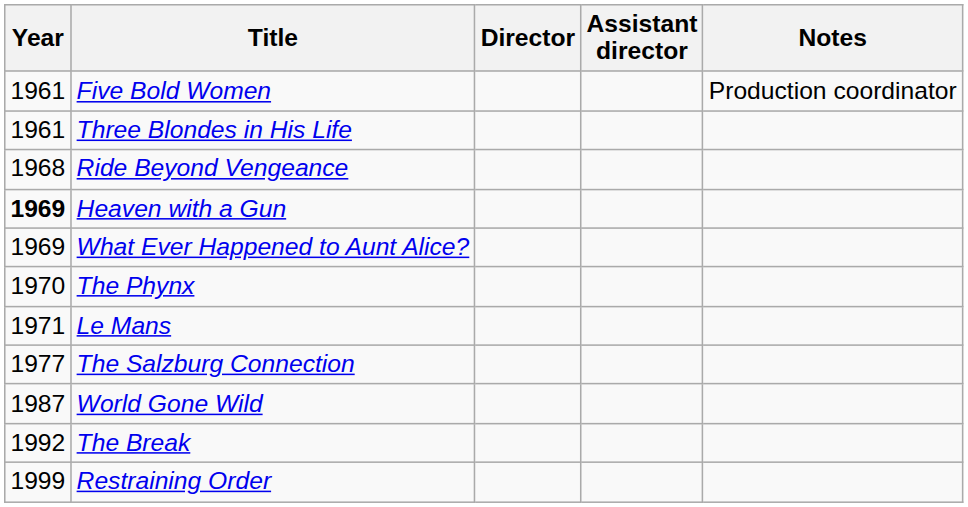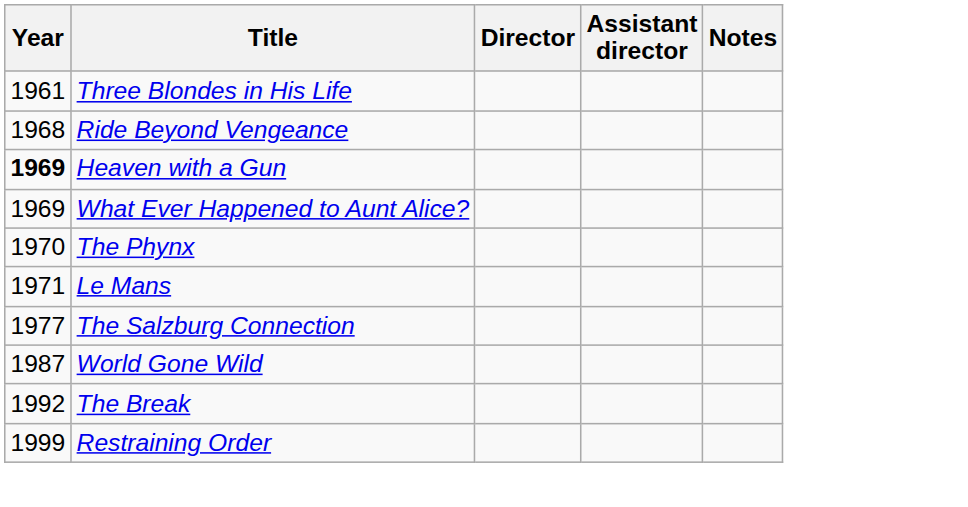- row: (174, 90)
